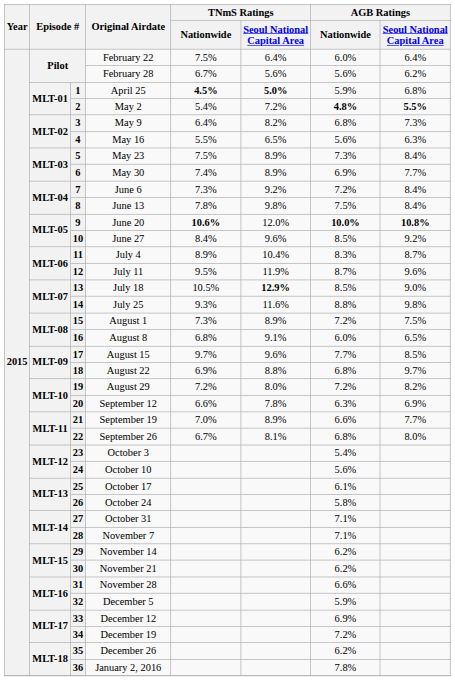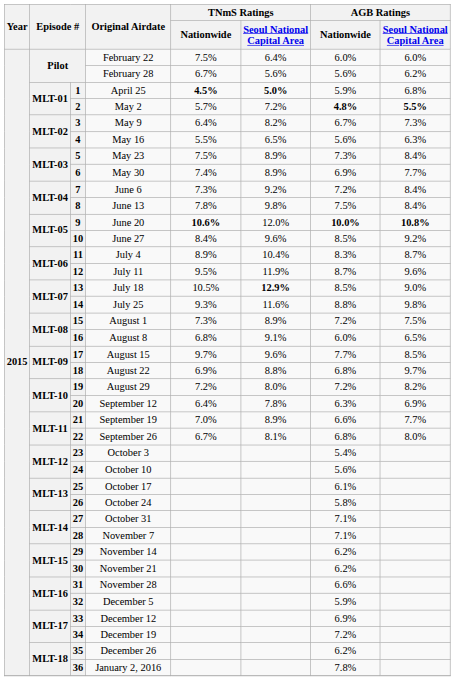(415, 57) 6.4% -> (415, 57) 6.0%
(206, 106) 5.4% -> (206, 106) 5.7%
(345, 123) 6.8% -> (345, 123) 6.7%
(206, 403) 6.6% -> (206, 403) 6.4%
